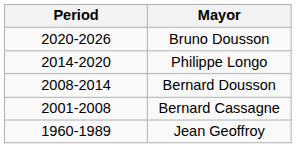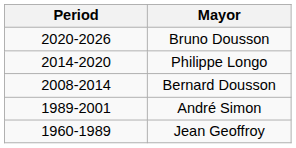- row: (219, 108)
+ row: (219, 108)
